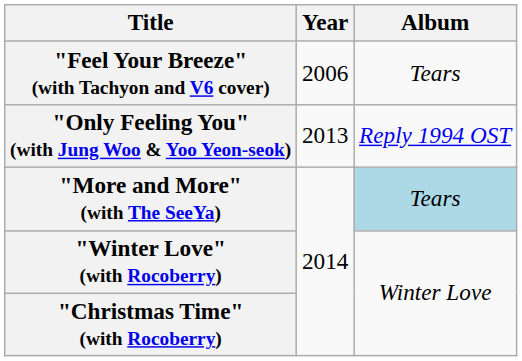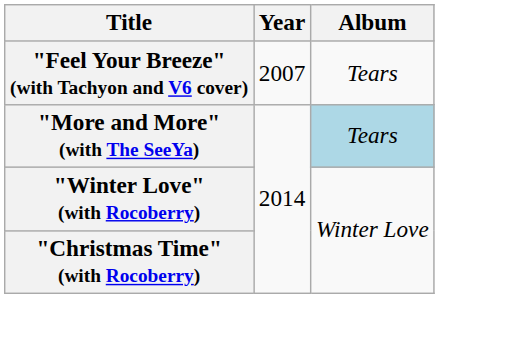(325, 72) 2006 -> (282, 72) 2007
- row: (151, 135)
